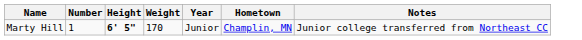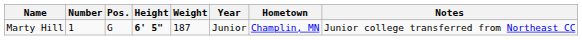+ column: (119, 12)
(154, 28) 170 -> (182, 28) 187
